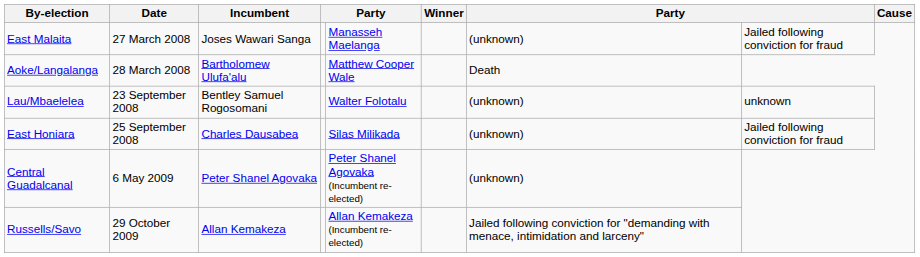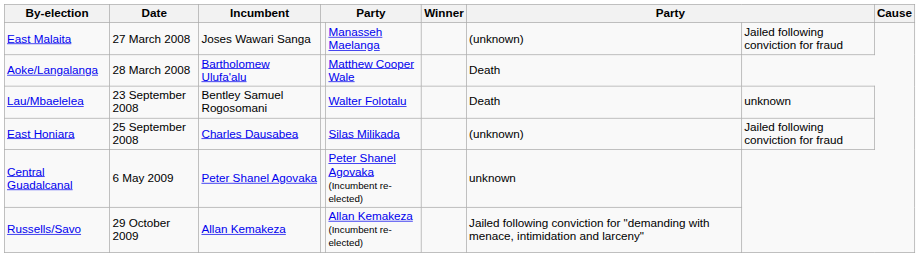(496, 102) (unknown) -> (485, 102) Death
(496, 178) (unknown) -> (492, 178) unknown
